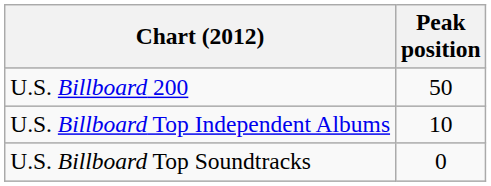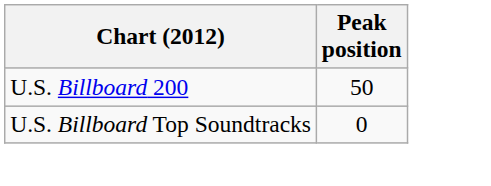- row: (200, 124)
